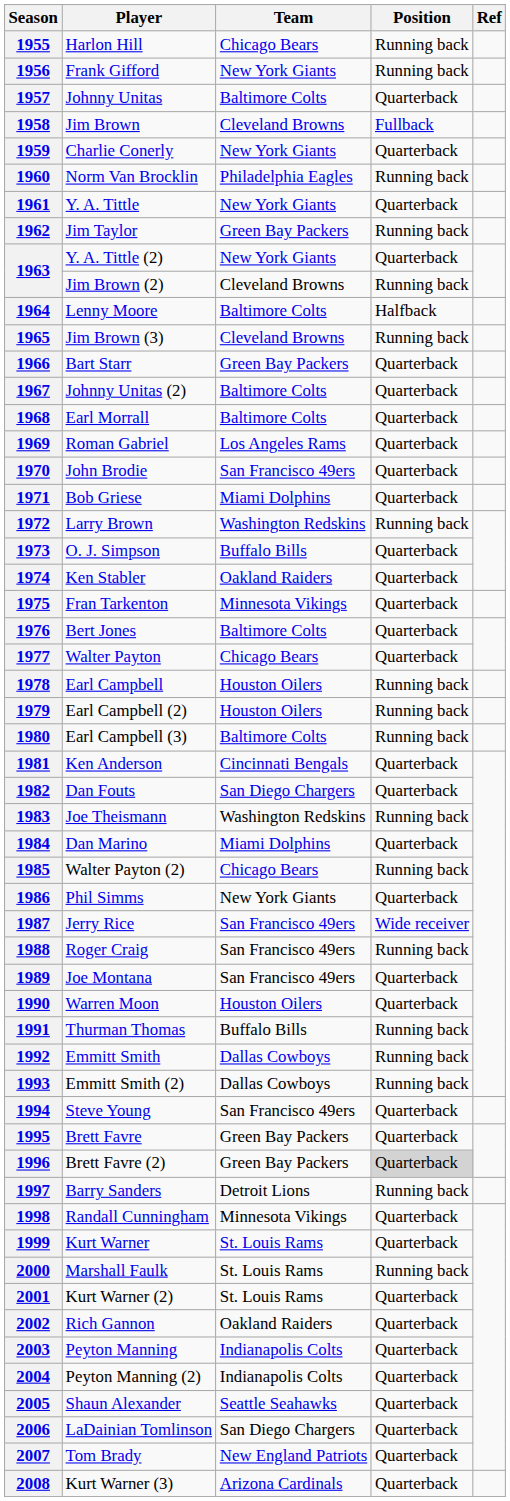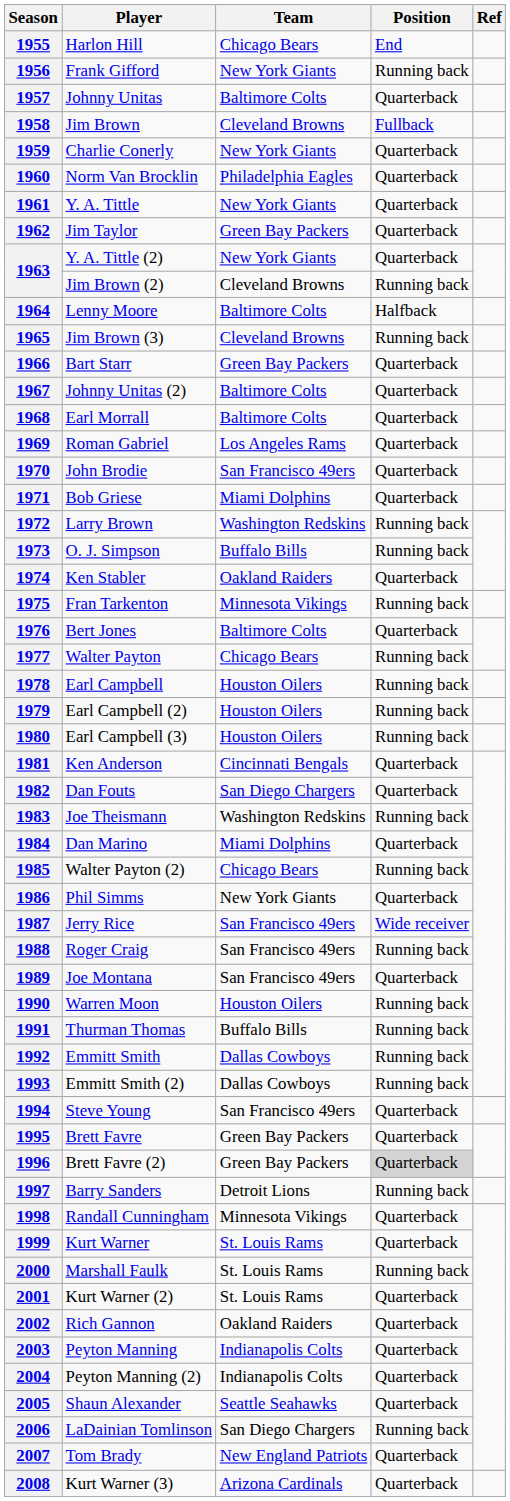(422, 44) Running back -> (389, 44) End
(422, 177) Running back -> (416, 177) Quarterback
(422, 230) Running back -> (416, 230) Quarterback
(416, 550) Quarterback -> (422, 550) Running back
(416, 603) Quarterback -> (422, 603) Running back
(416, 657) Quarterback -> (422, 657) Running back
(273, 737) Baltimore Colts -> (271, 737) Houston Oilers
(416, 1003) Quarterback -> (422, 1003) Running back
(416, 1429) Quarterback -> (422, 1429) Running back
